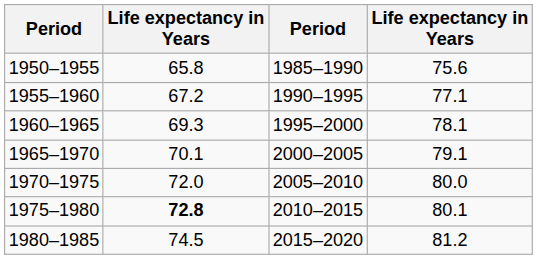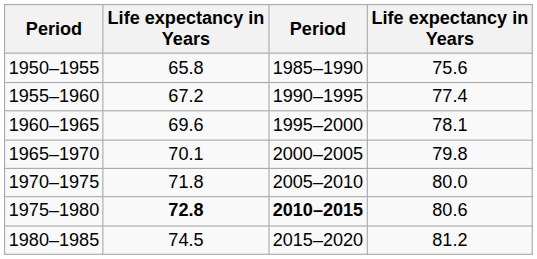(450, 96) 77.1 -> (450, 96) 77.4
(186, 125) 69.3 -> (186, 125) 69.6
(450, 153) 79.1 -> (450, 153) 79.8
(186, 182) 72.0 -> (186, 182) 71.8
(318, 211) normal -> (318, 211) bold
(450, 211) 80.1 -> (450, 211) 80.6
